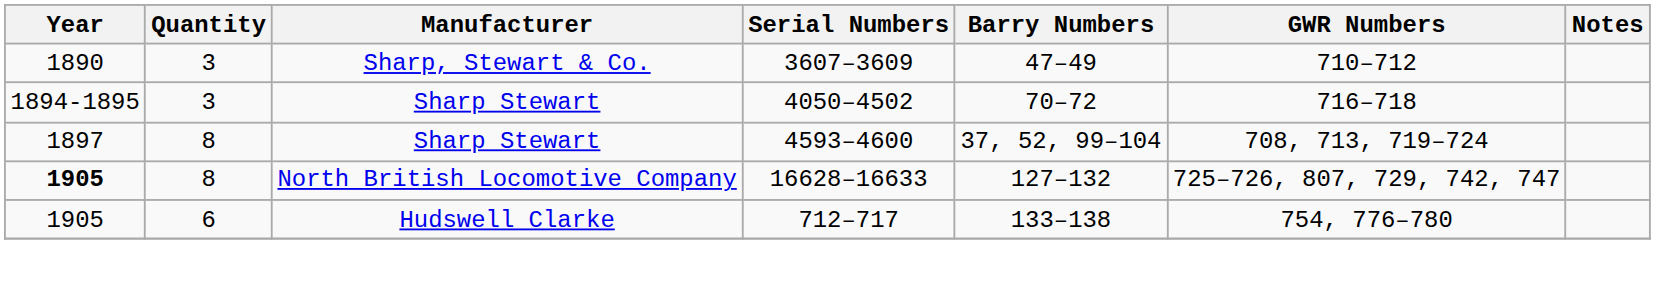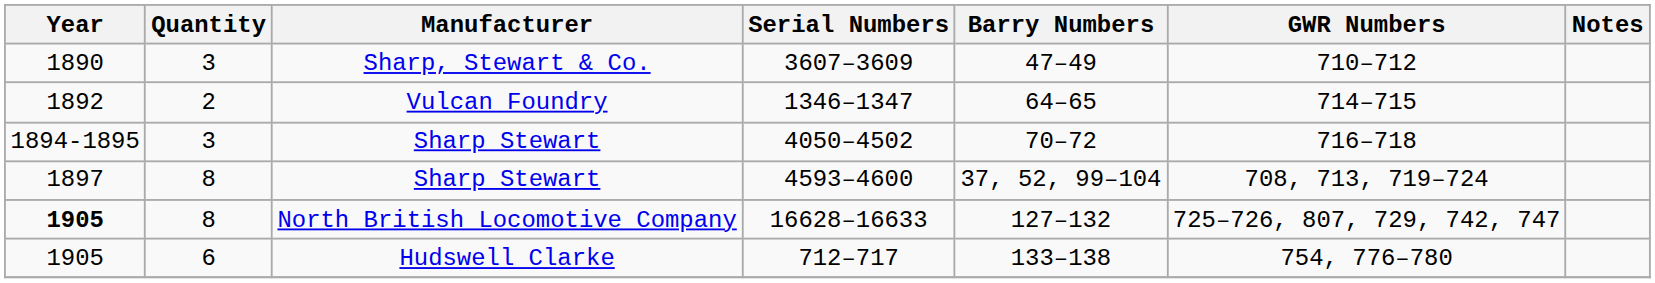+ row: (849, 102)
